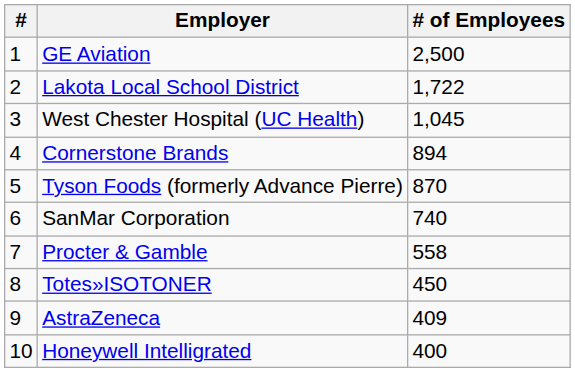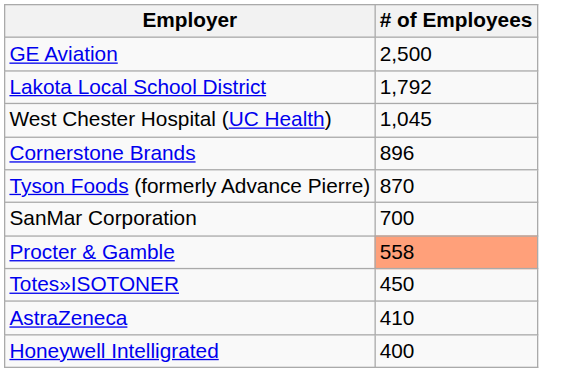- column: (21, 20)
(438, 86) 1,722 -> (406, 86) 1,792
(430, 152) 894 -> (397, 152) 896
(430, 218) 740 -> (397, 218) 700
(430, 251) no background -> (397, 251) lightsalmon background
(430, 317) 409 -> (397, 317) 410
